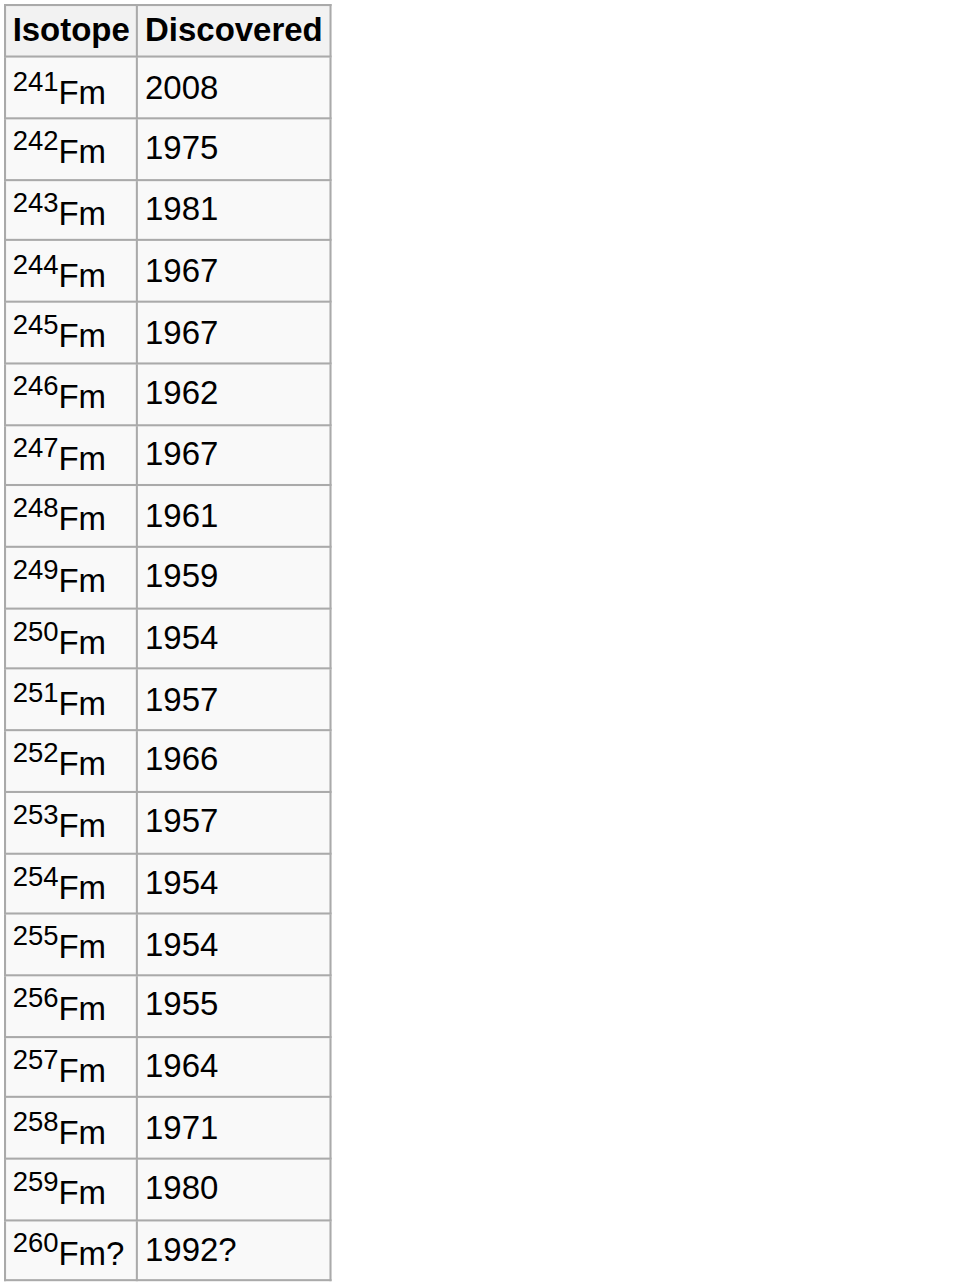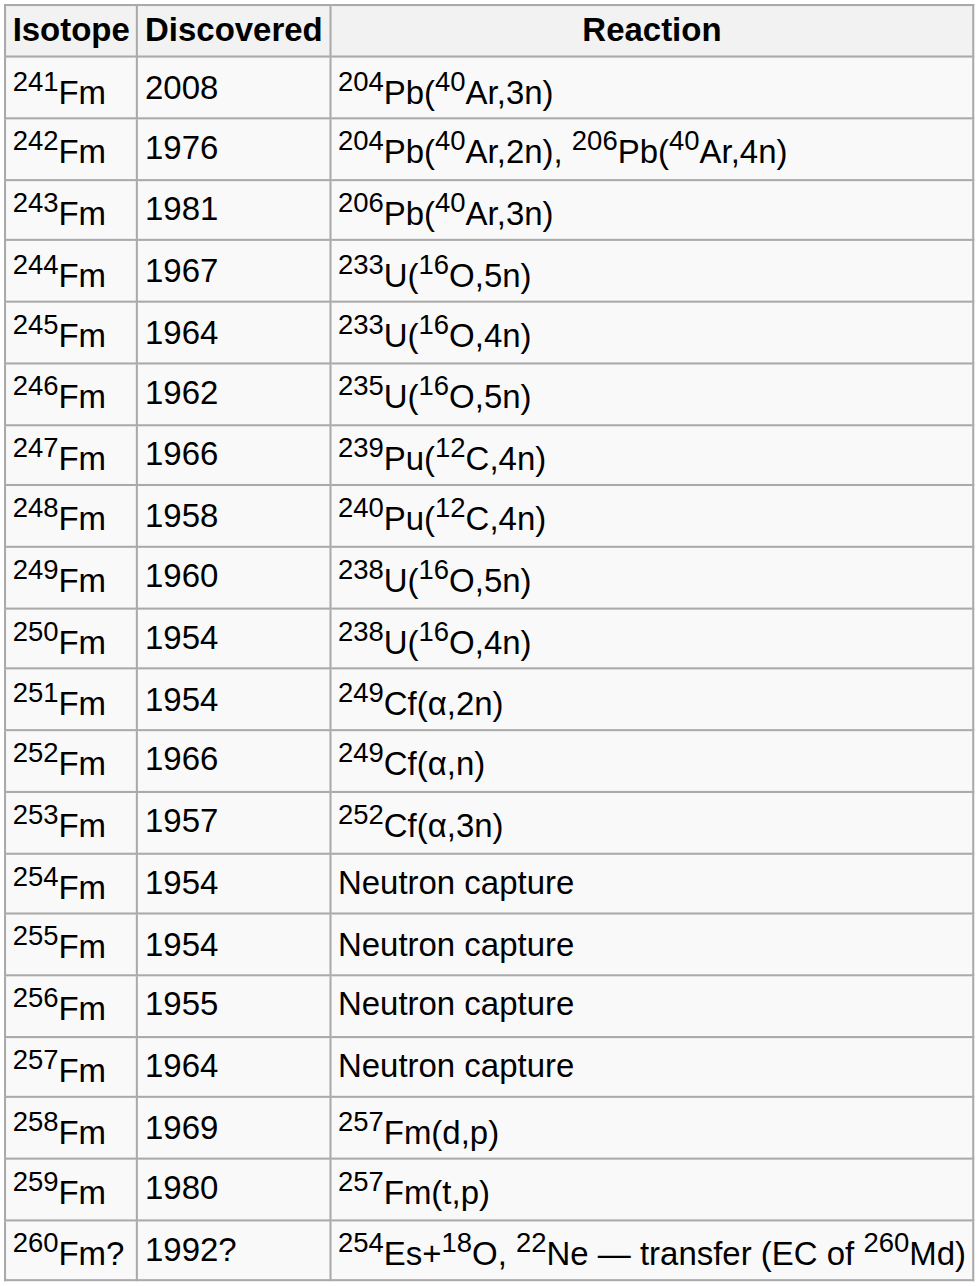+ column: (652, 30)
(182, 148) 1975 -> (182, 148) 1976
(182, 332) 1967 -> (182, 332) 1964
(182, 454) 1967 -> (182, 454) 1966
(182, 515) 1961 -> (182, 515) 1958
(182, 576) 1959 -> (182, 576) 1960
(182, 699) 1957 -> (182, 699) 1954
(182, 1127) 1971 -> (182, 1127) 1969
